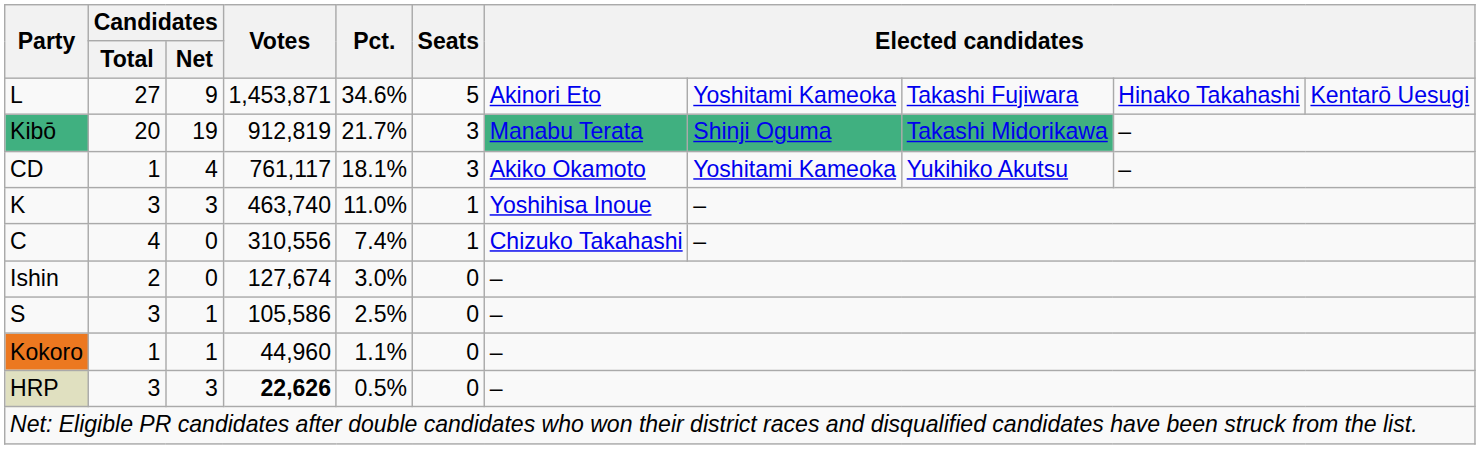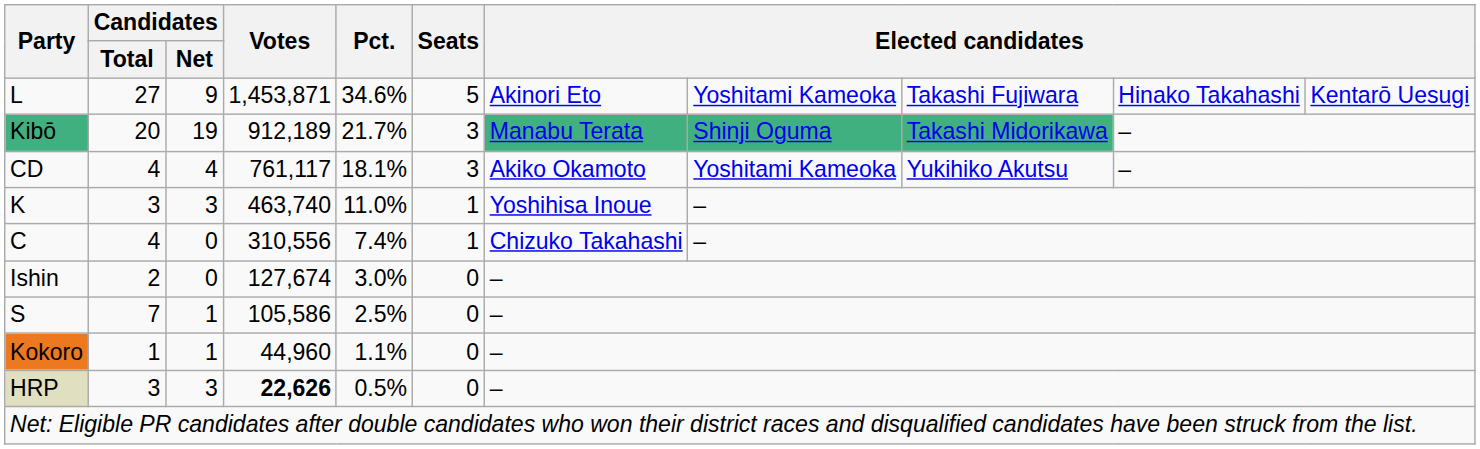(289, 132) 912,819 -> (289, 132) 912,189
(154, 168) 1 -> (154, 168) 4
(154, 315) 3 -> (154, 315) 7
